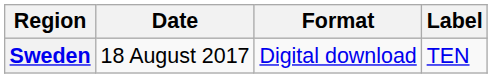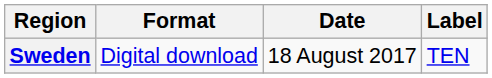columns swapped: (175, 21) <-> (338, 21)
